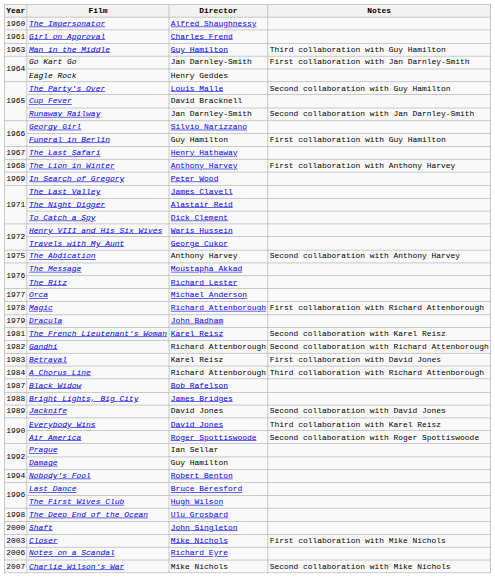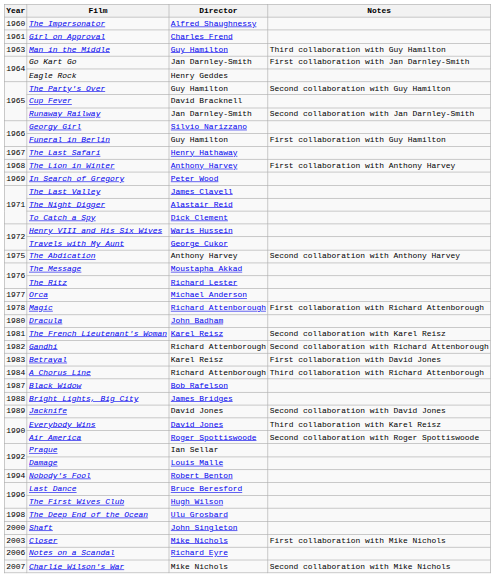(197, 88) Louis Malle -> (199, 88) Guy Hamilton
(16, 321) 1979 -> (16, 321) 1980
(199, 463) Guy Hamilton -> (197, 463) Louis Malle
